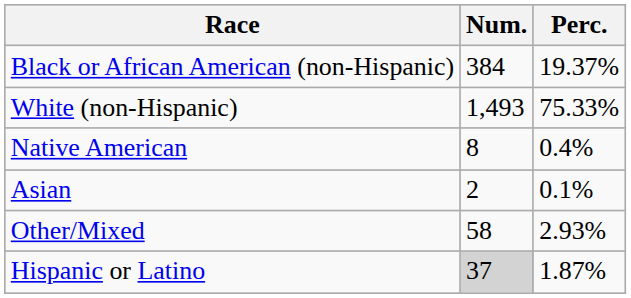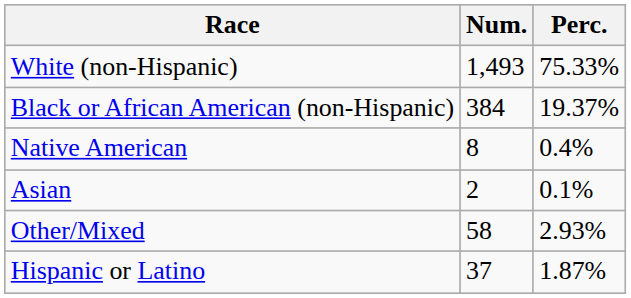rows swapped: (124, 107) <-> (232, 66)
(479, 271) lightgrey background -> (479, 271) no background
